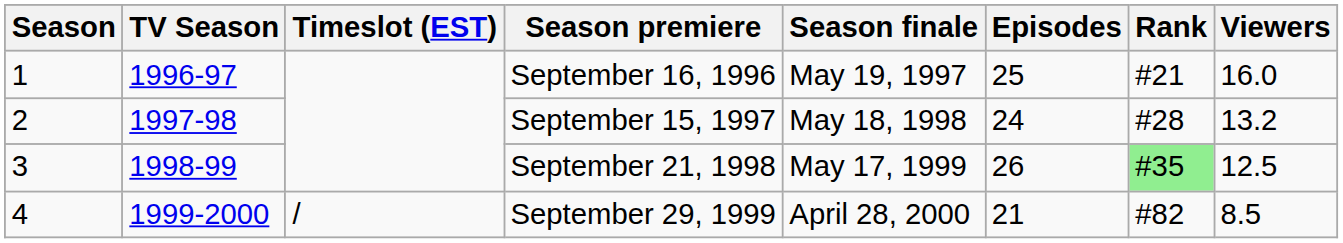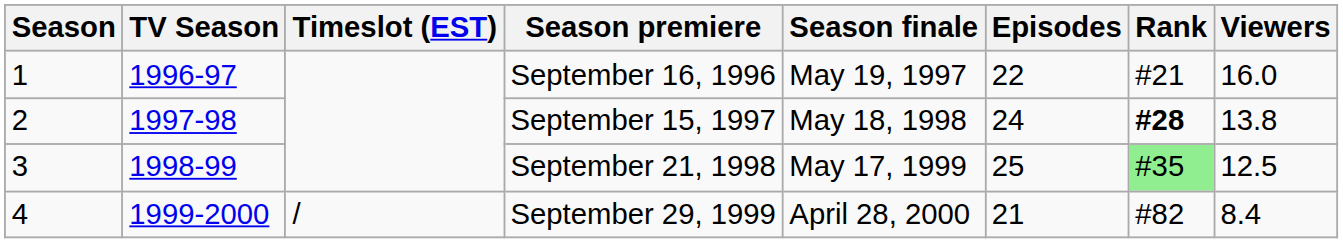(1008, 74) 25 -> (1008, 74) 22
(1160, 120) normal -> (1160, 120) bold
(1249, 120) 13.2 -> (1249, 120) 13.8
(1008, 167) 26 -> (1008, 167) 25
(1241, 213) 8.5 -> (1241, 213) 8.4
